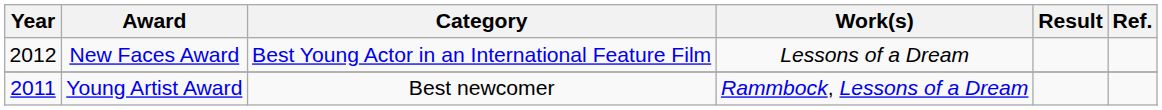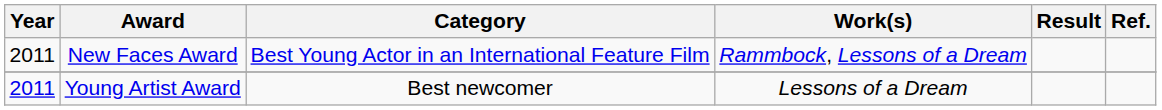(33, 54) 2012 -> (32, 54) 2011
(875, 54) Lessons of a Dream -> (873, 54) Rammbock, Lessons of a Dream
(875, 88) Rammbock, Lessons of a Dream -> (873, 88) Lessons of a Dream
